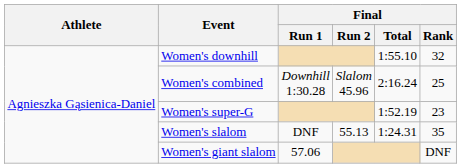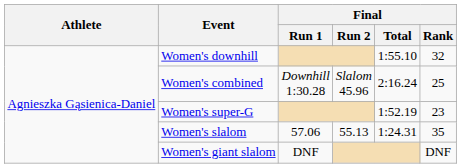(306, 132) DNF -> (306, 132) 57.06
(306, 152) 57.06 -> (306, 152) DNF
